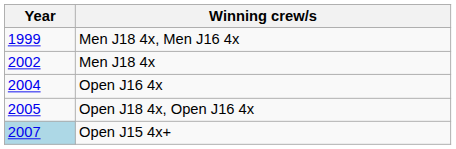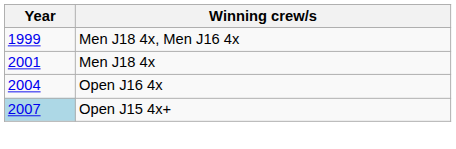(24, 62) 2002 -> (24, 62) 2001
- row: (167, 109)
